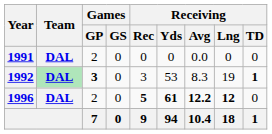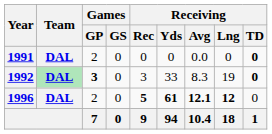(255, 56) normal -> (255, 56) bold
(171, 77) 53 -> (171, 77) 33
(255, 77) 1 -> (255, 77) 0
(200, 98) 12.2 -> (200, 98) 12.1
